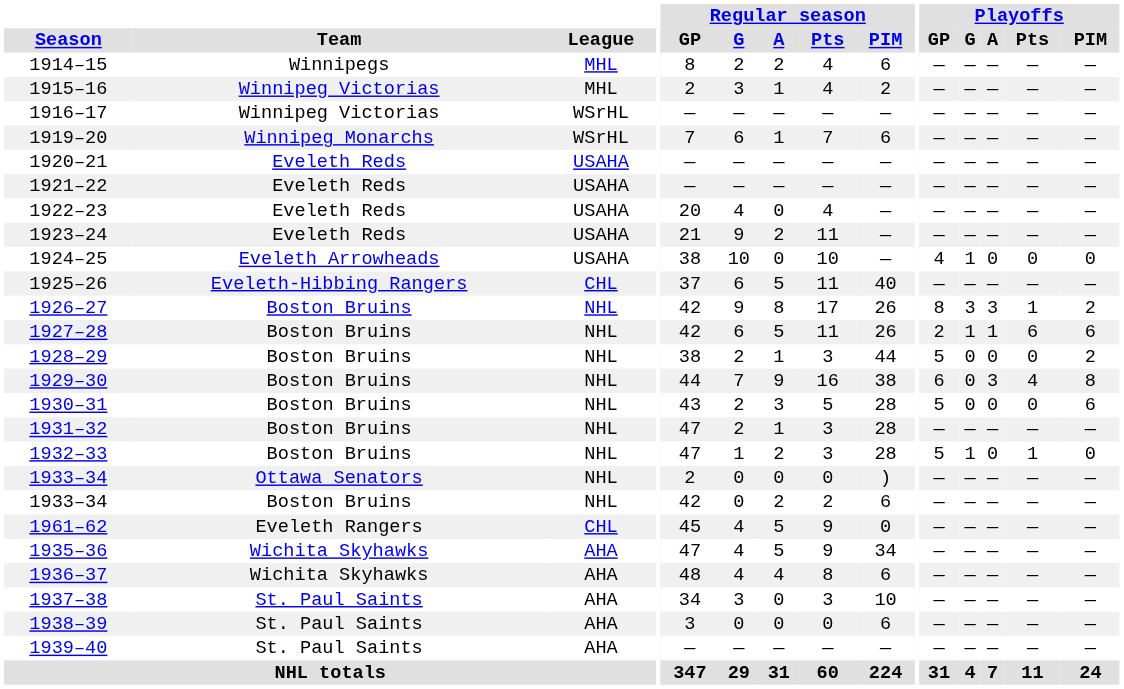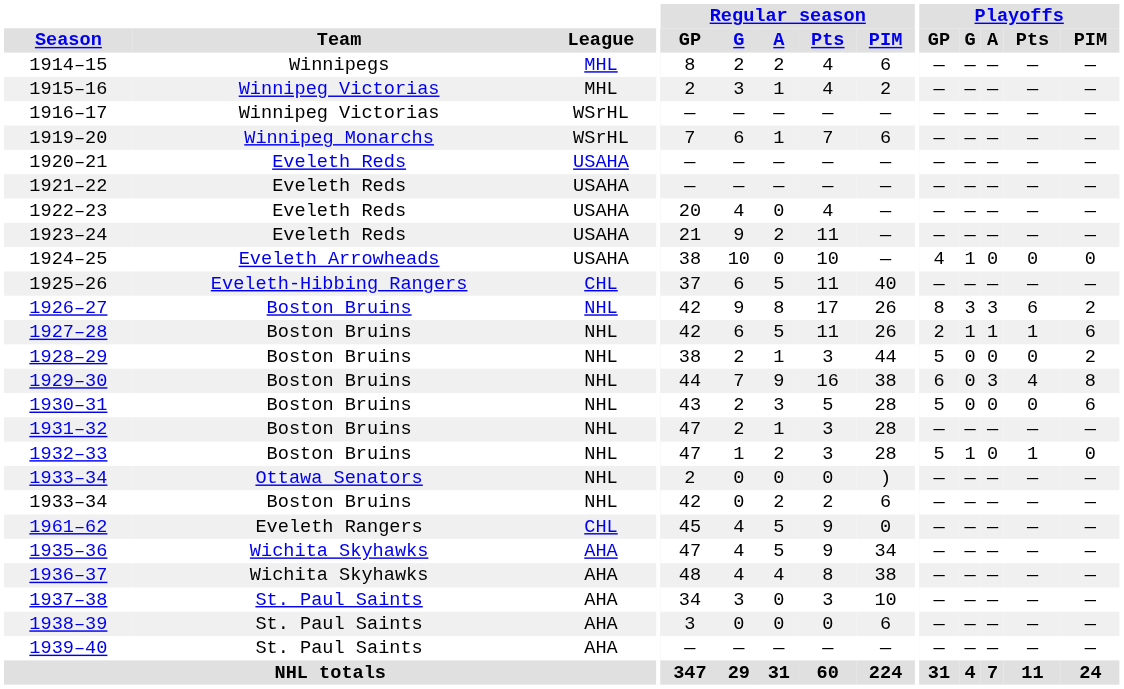(1033, 308) 1 -> (1033, 308) 6
(1033, 332) 6 -> (1033, 332) 1
(886, 575) 6 -> (886, 575) 38
